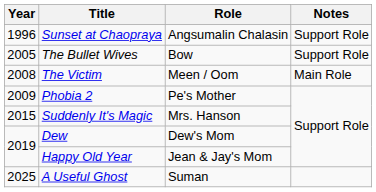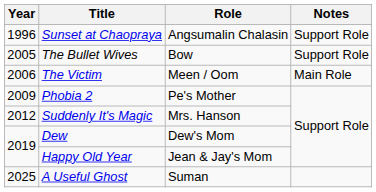(22, 75) 2008 -> (22, 75) 2006
(22, 116) 2015 -> (22, 116) 2012
